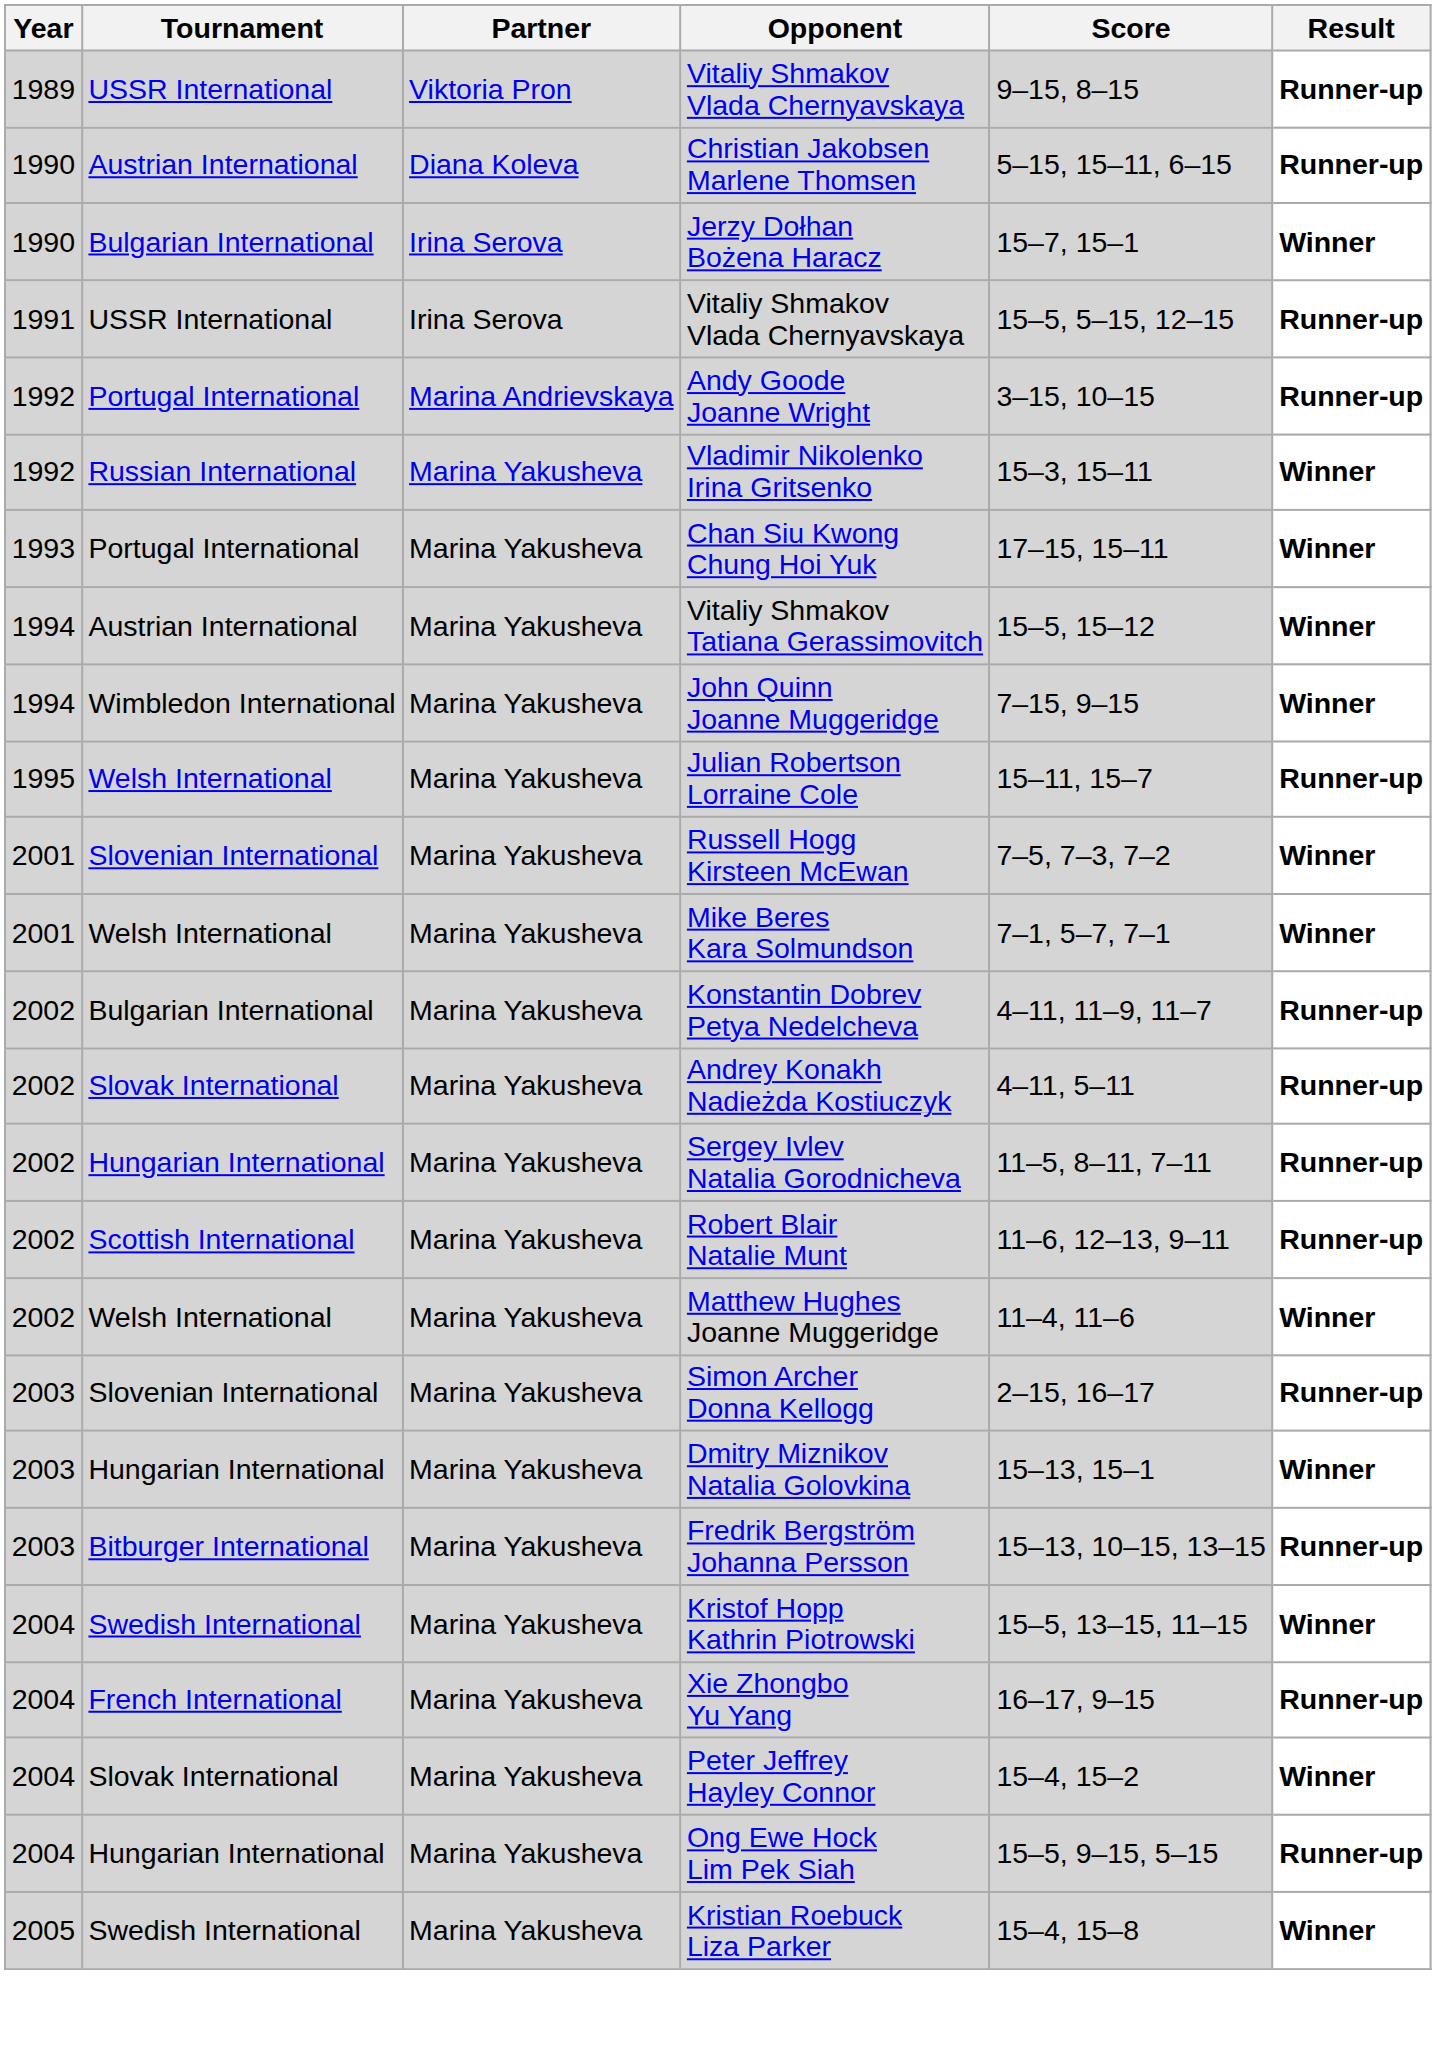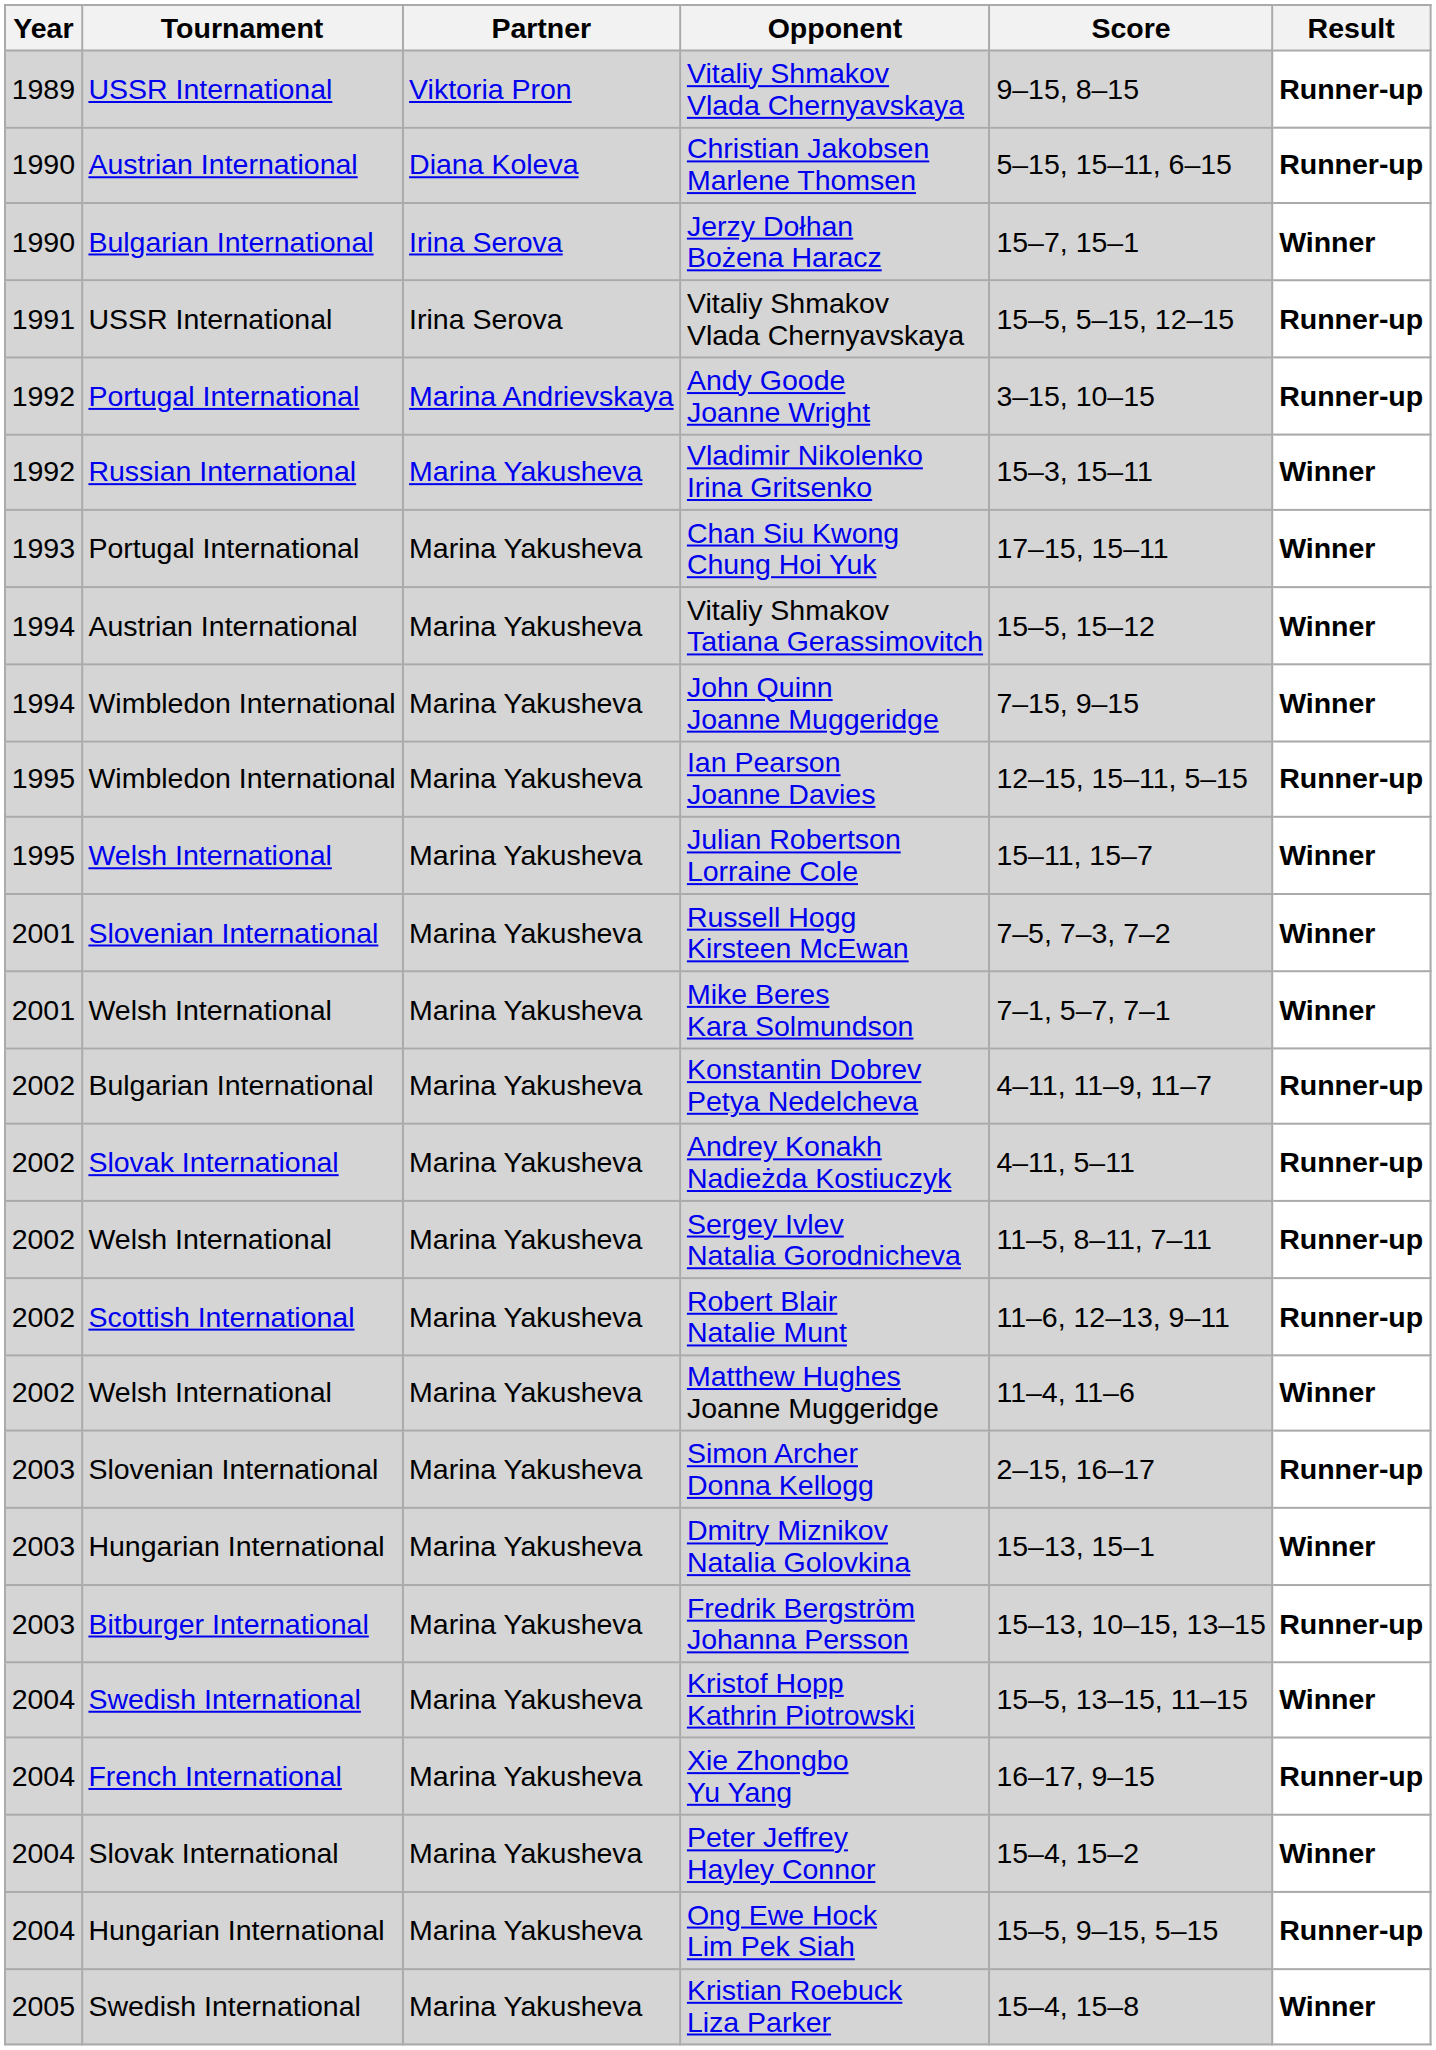+ row: (43, 779)
(1351, 779) Runner-up -> (1327, 856) Winner
(237, 1163) Hungarian International -> (210, 1240) Welsh International
